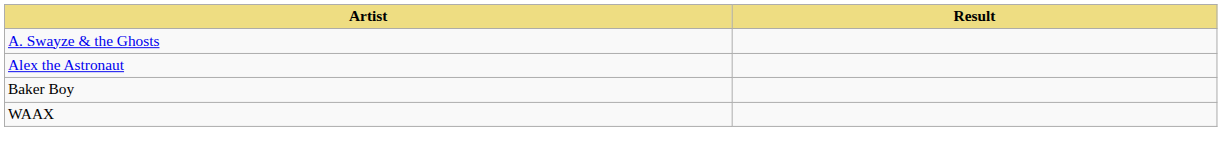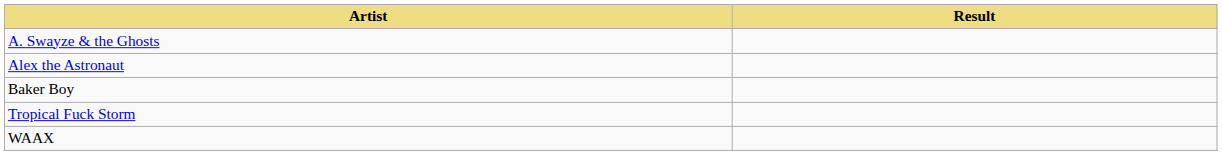+ row: (72, 114)
